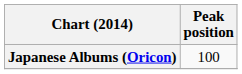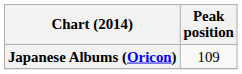(209, 56) 100 -> (209, 56) 109
